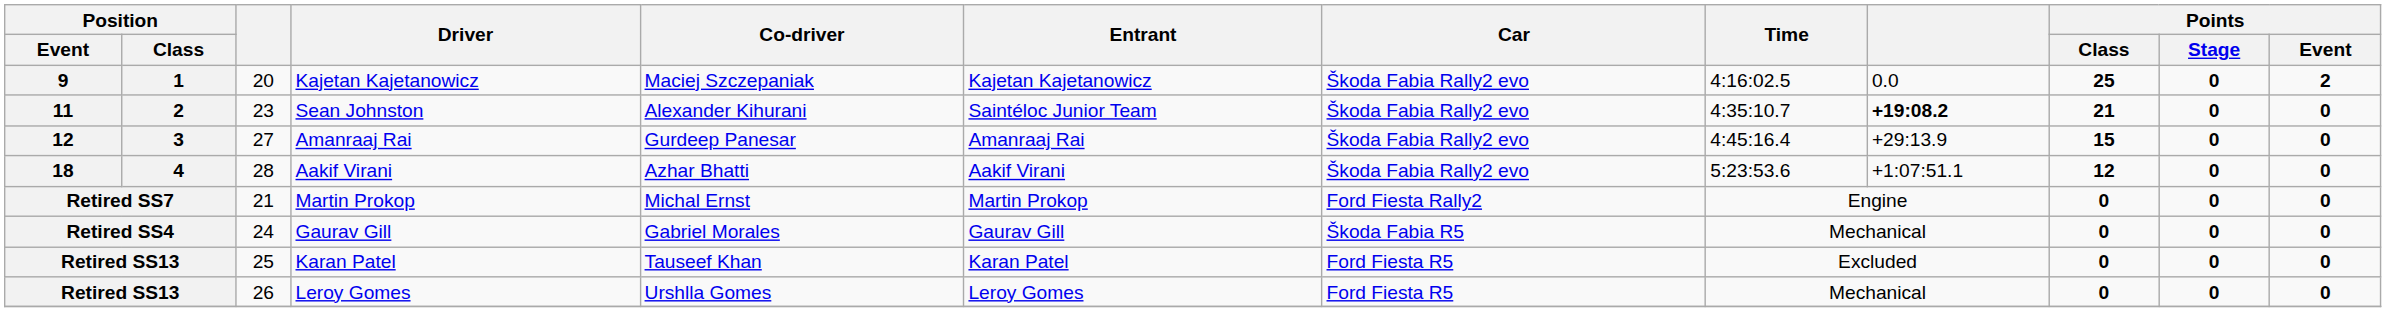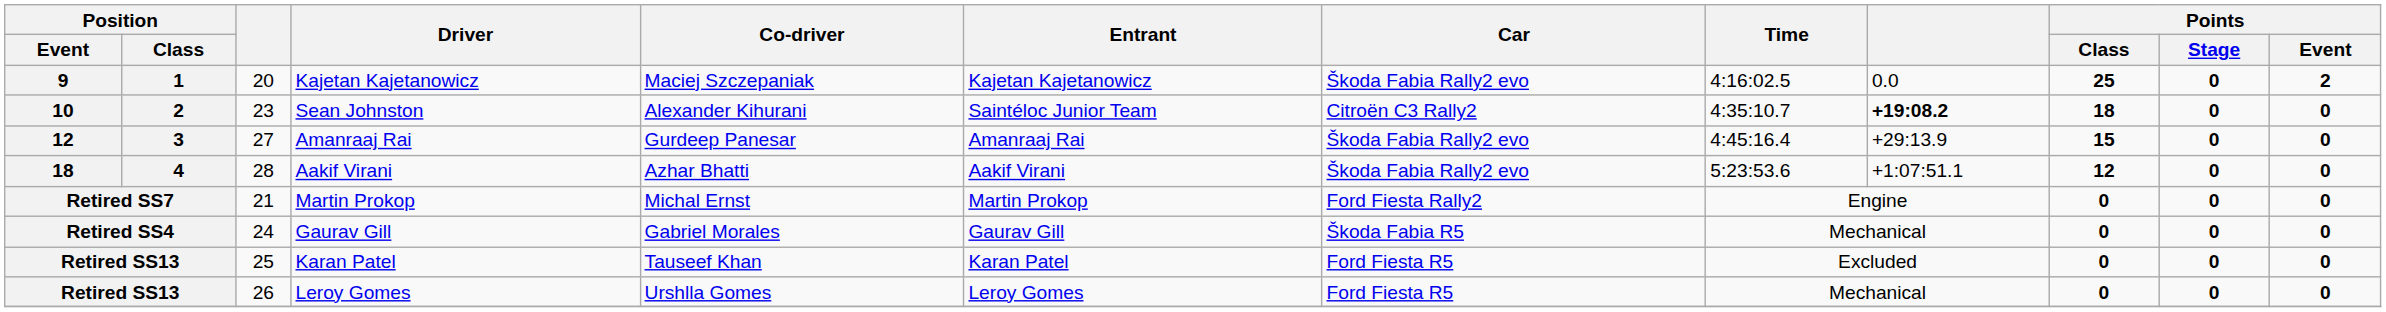(63, 110) 11 -> (63, 110) 10
(1428, 110) Škoda Fabia Rally2 evo -> (1402, 110) Citroën C3 Rally2
(2104, 110) 21 -> (2104, 110) 18
